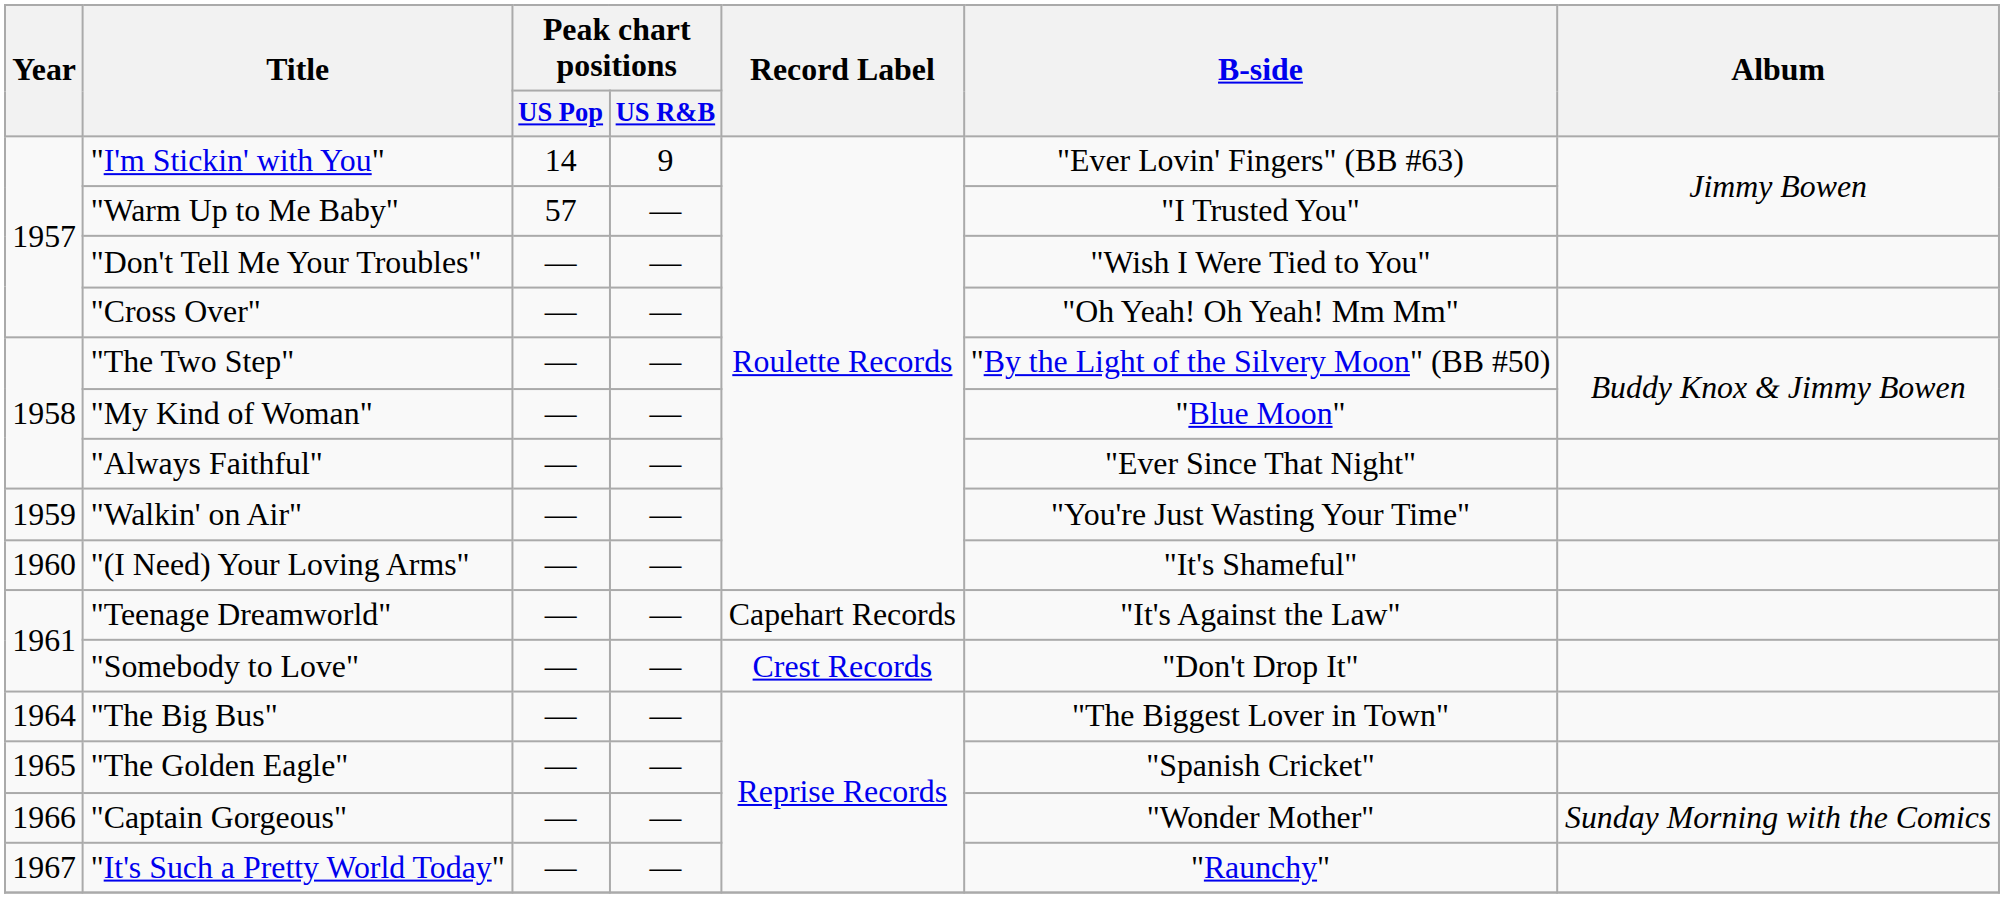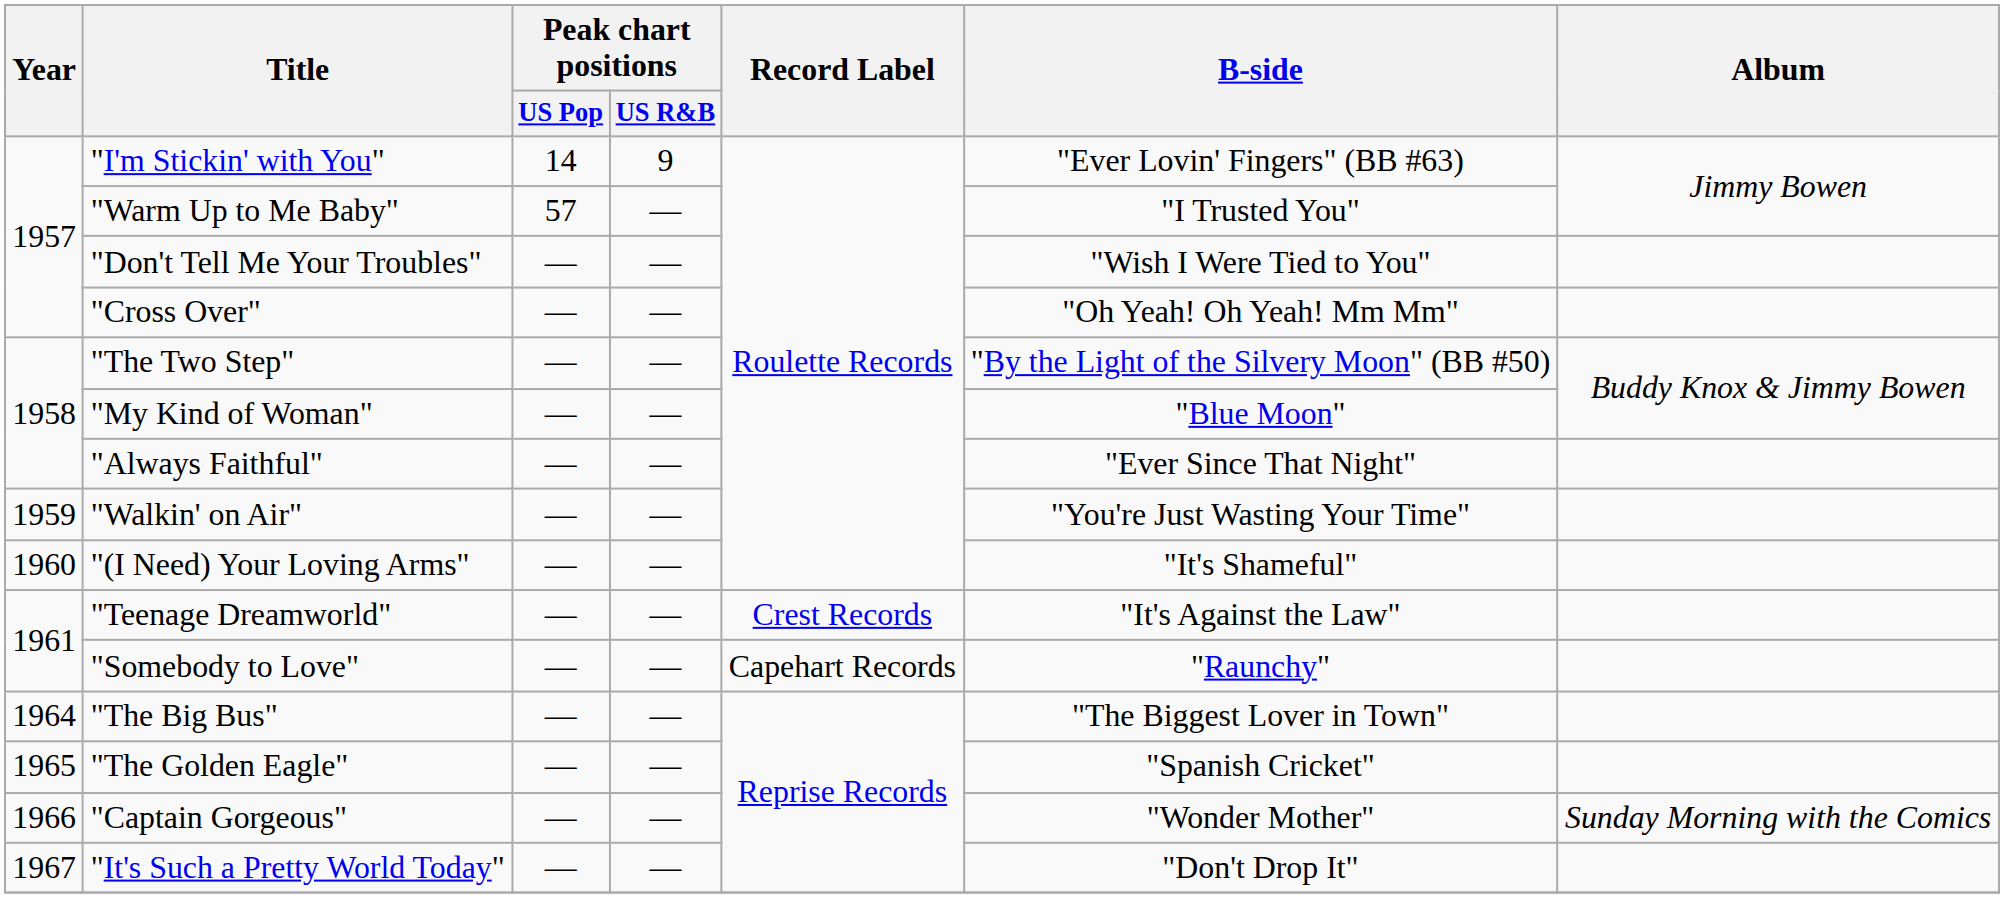(842, 614) Capehart Records -> (842, 614) Crest Records
(842, 665) Crest Records -> (842, 665) Capehart Records
(1260, 665) "Don't Drop It" -> (1260, 665) "Raunchy"
(1260, 867) "Raunchy" -> (1260, 867) "Don't Drop It"
